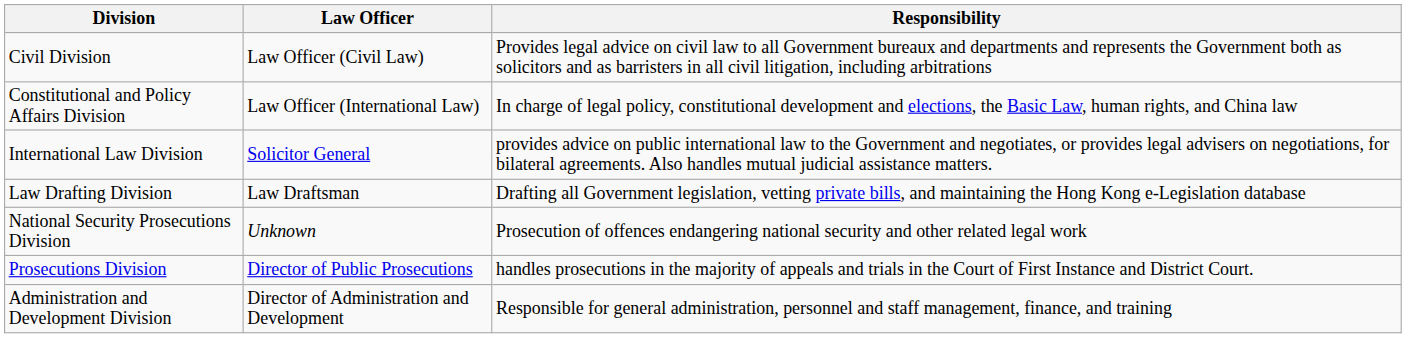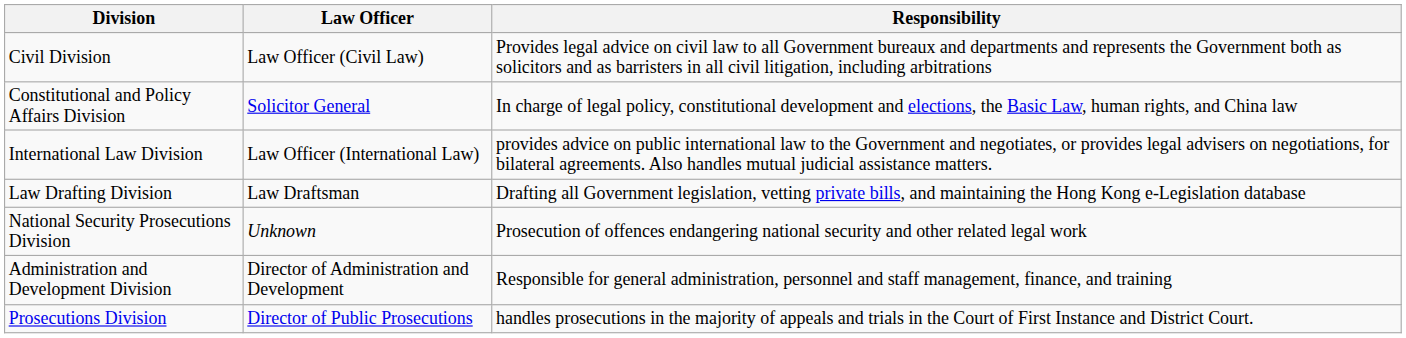(363, 105) Law Officer (International Law) -> (309, 105) Solicitor General
(309, 154) Solicitor General -> (363, 154) Law Officer (International Law)
rows swapped: (88, 269) <-> (90, 308)
